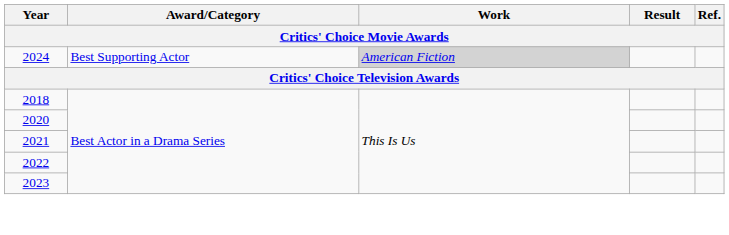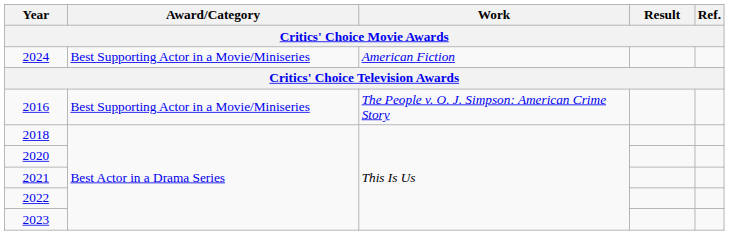(130, 57) Best Supporting Actor -> (190, 57) Best Supporting Actor in a Movie/Miniseries
(408, 57) lightgrey background -> (408, 57) no background
+ row: (36, 106)
